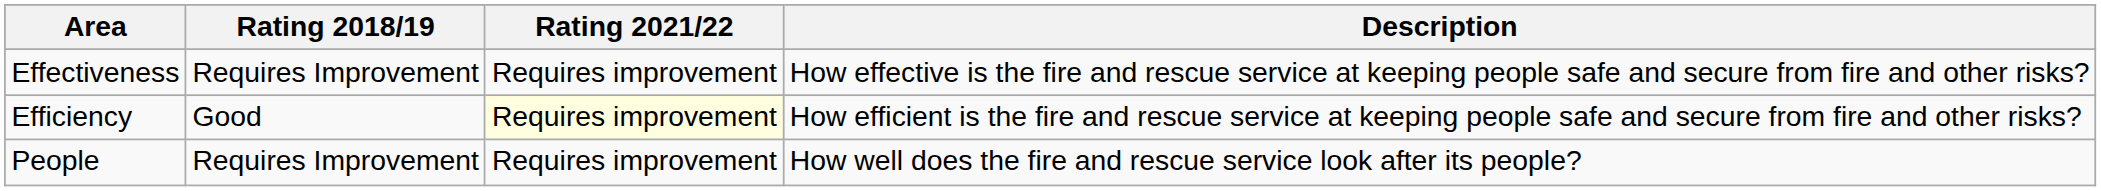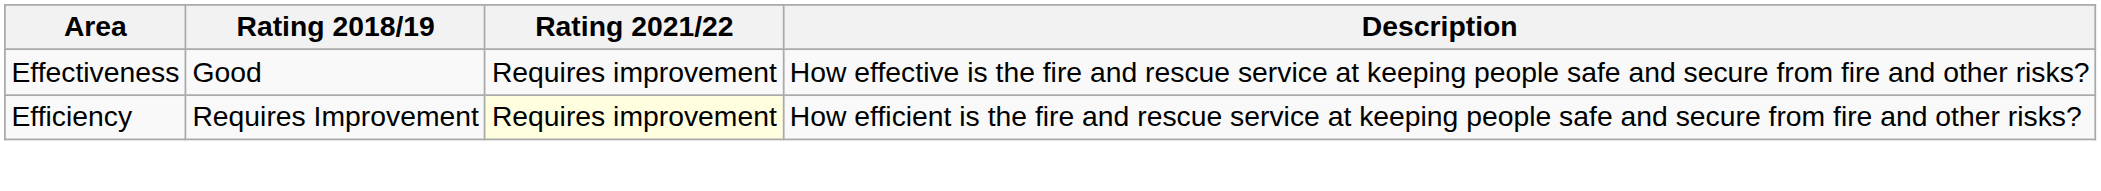(336, 71) Requires Improvement -> (227, 71) Good
(227, 116) Good -> (336, 116) Requires Improvement
- row: (56, 161)
